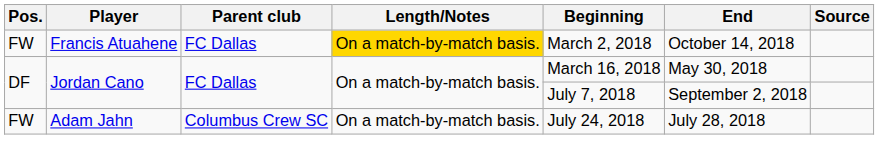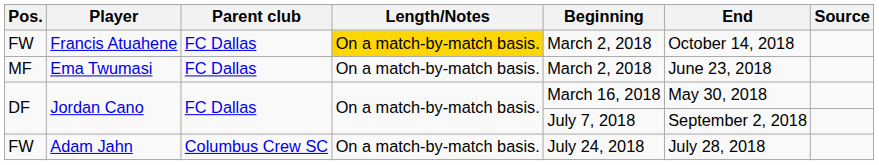+ row: (20, 69)
